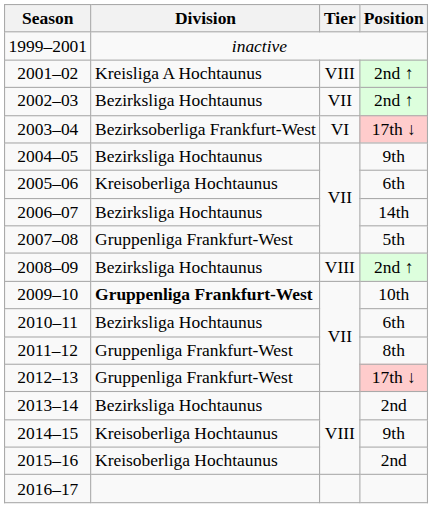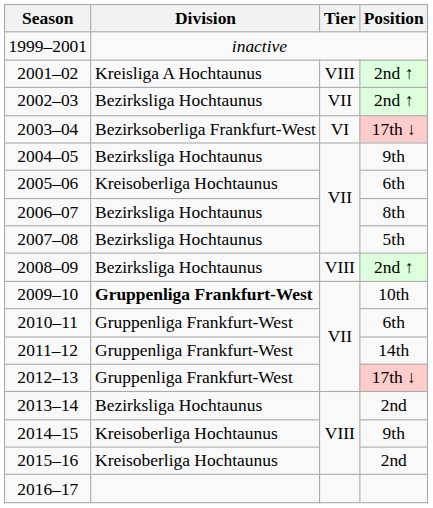(394, 211) 14th -> (394, 211) 8th
(194, 239) Gruppenliga Frankfurt-West -> (179, 239) Bezirksliga Hochtaunus
(179, 322) Bezirksliga Hochtaunus -> (194, 322) Gruppenliga Frankfurt-West
(394, 350) 8th -> (394, 350) 14th
